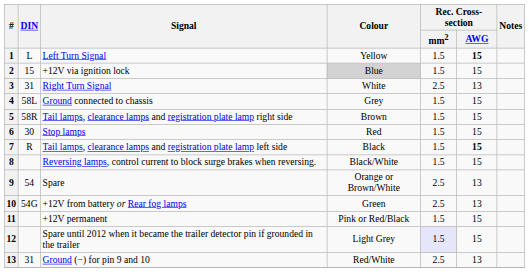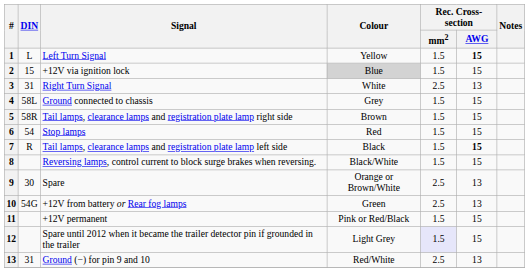(29, 132) 30 -> (29, 132) 54
(29, 183) 54 -> (29, 183) 30
